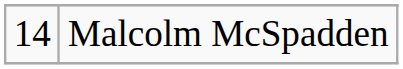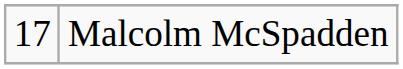(32, 33) 14 -> (32, 33) 17
